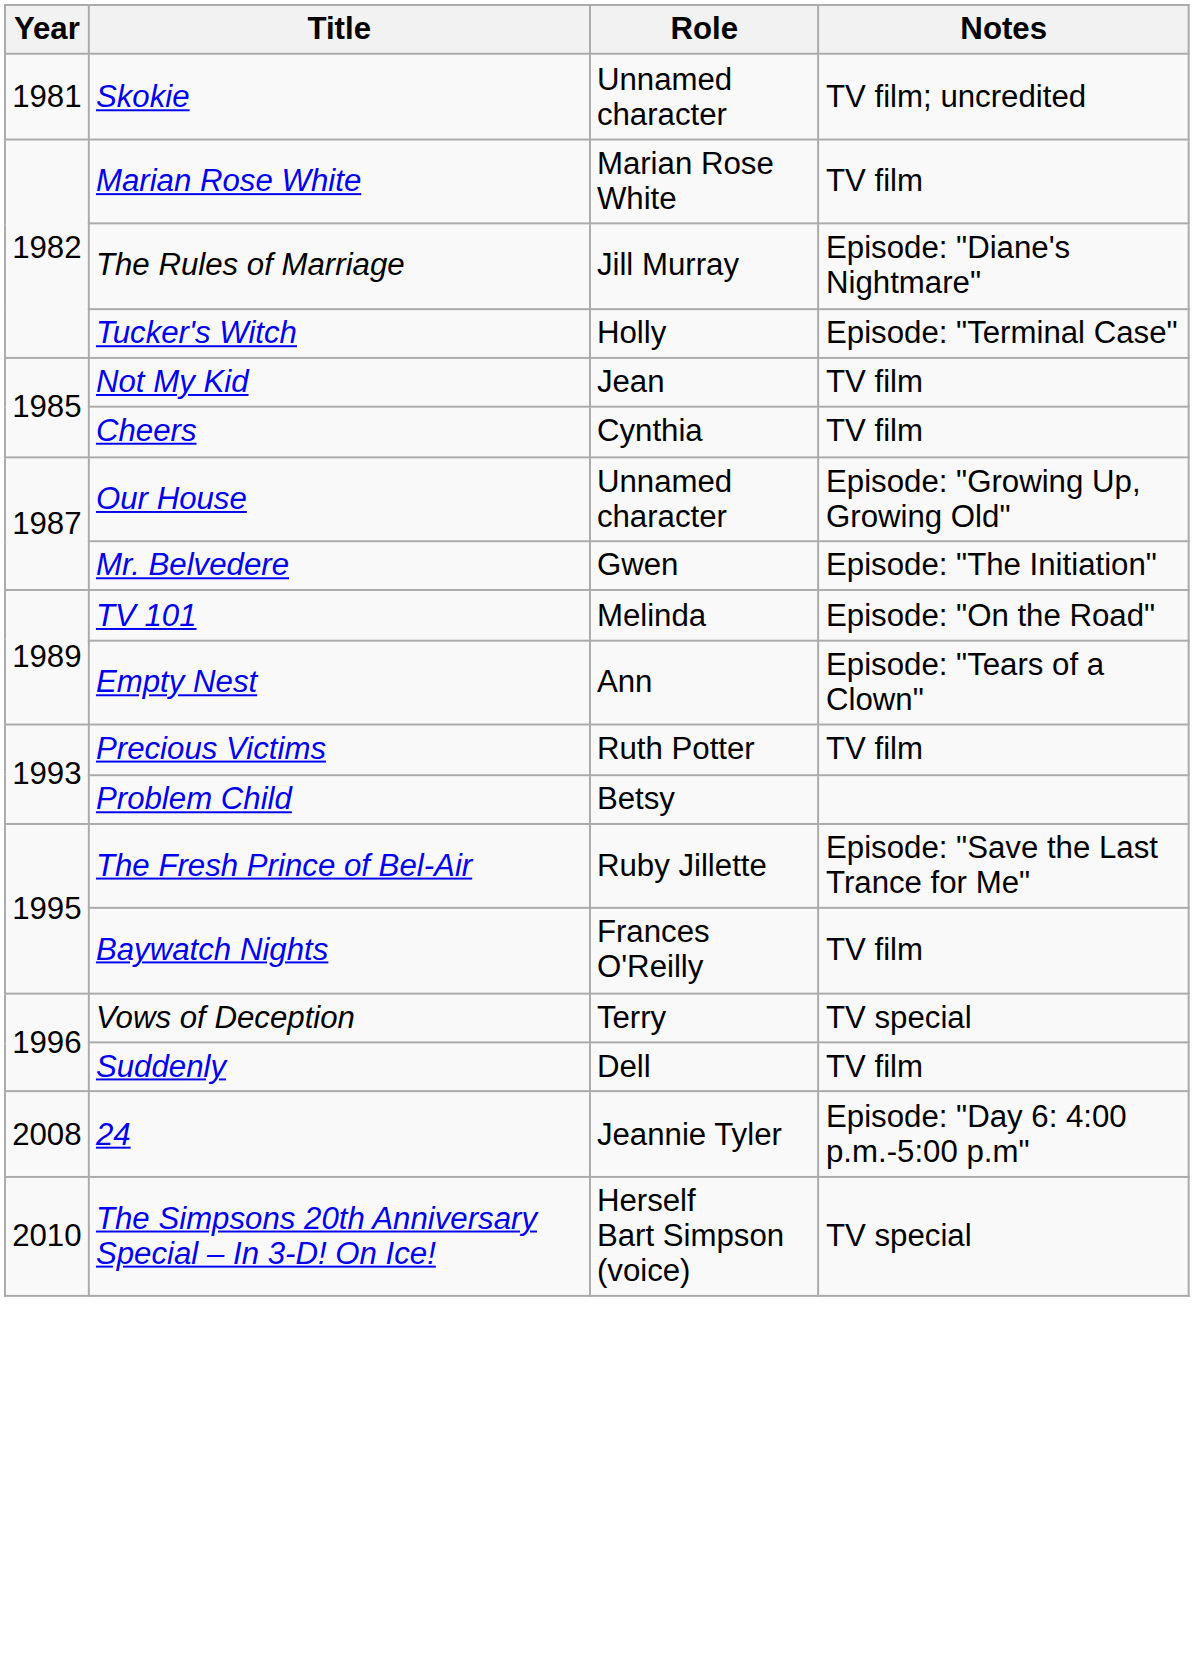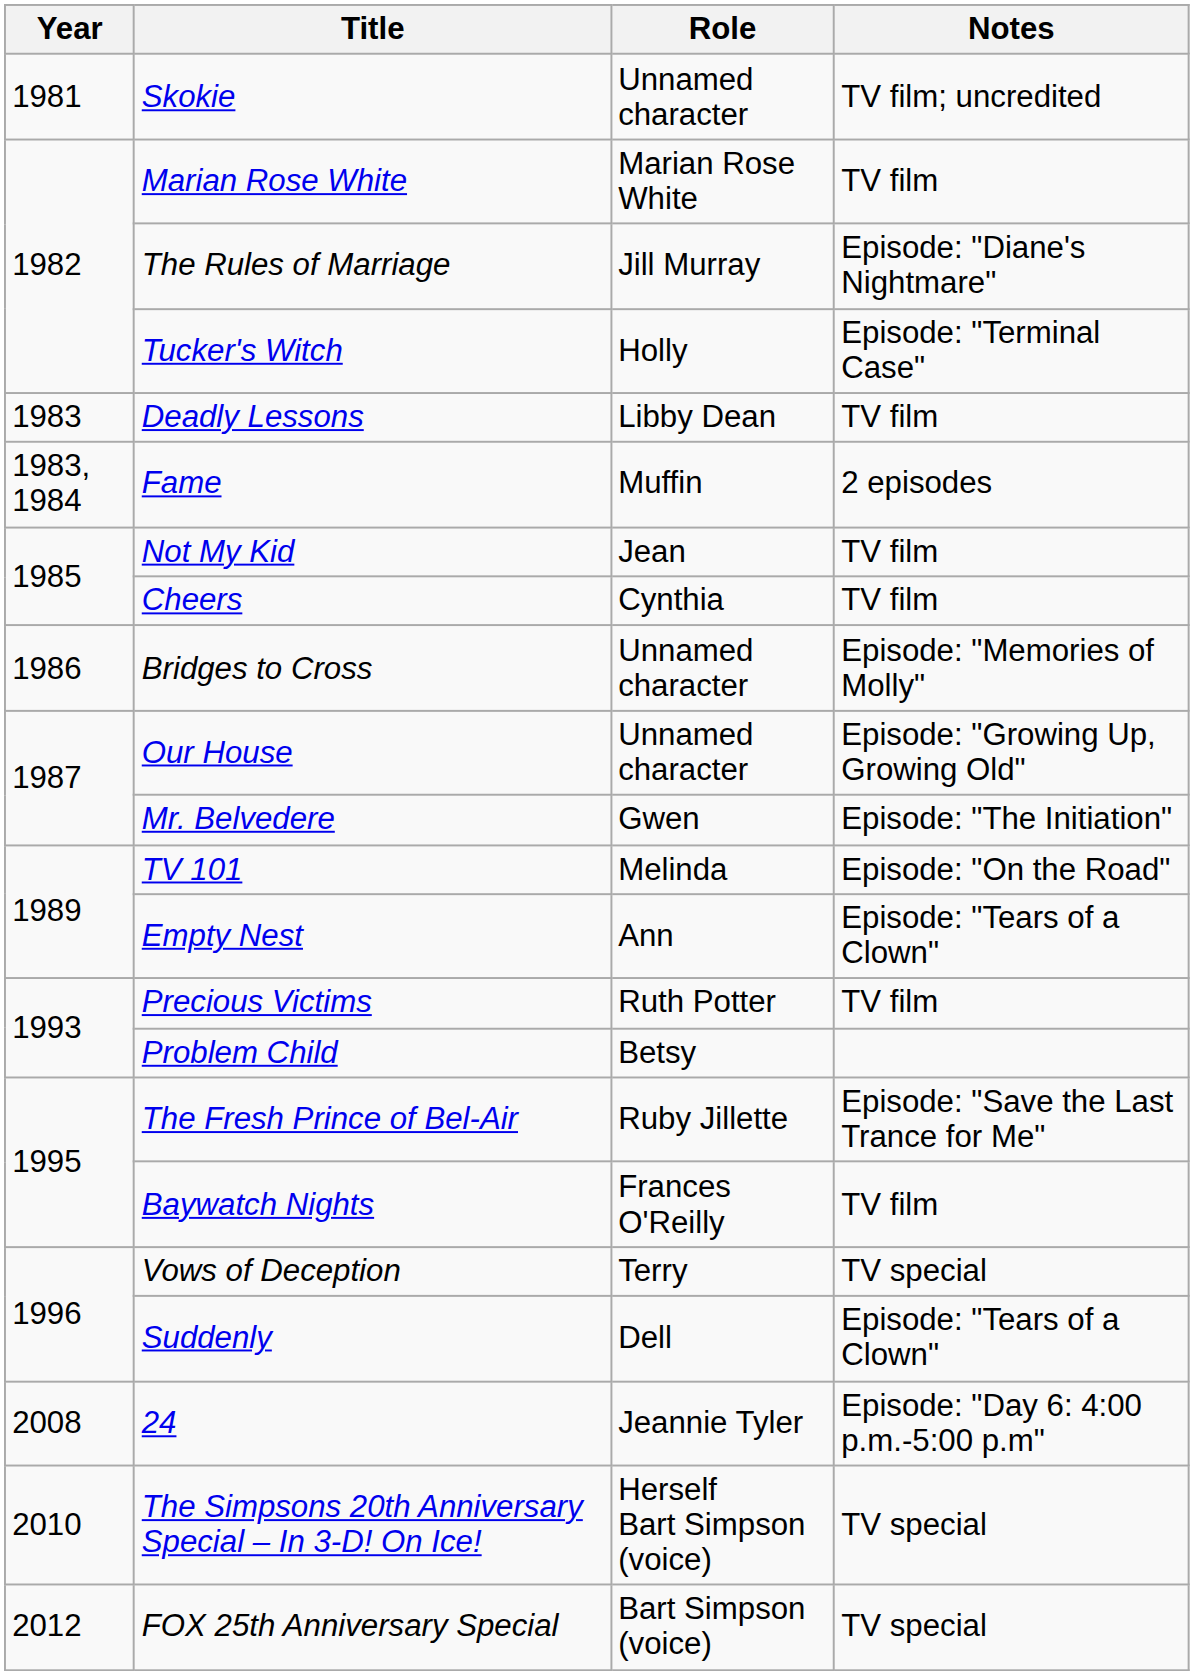+ row: (253, 417)
+ row: (182, 484)
+ row: (257, 667)
(875, 1066) TV film -> (980, 1337) Episode: "Tears of a Clown"
+ row: (350, 1626)
